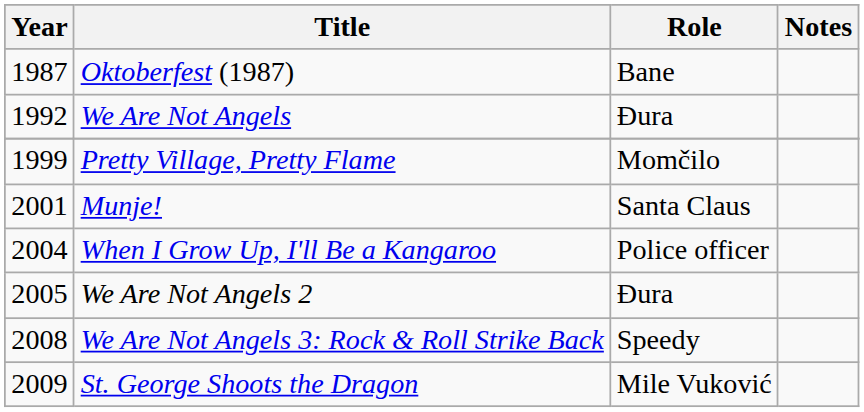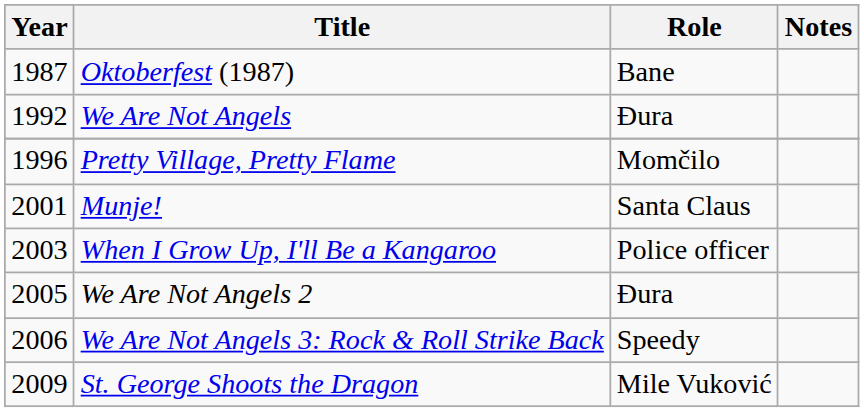(40, 160) 1999 -> (40, 160) 1996
(40, 250) 2004 -> (40, 250) 2003
(40, 339) 2008 -> (40, 339) 2006
